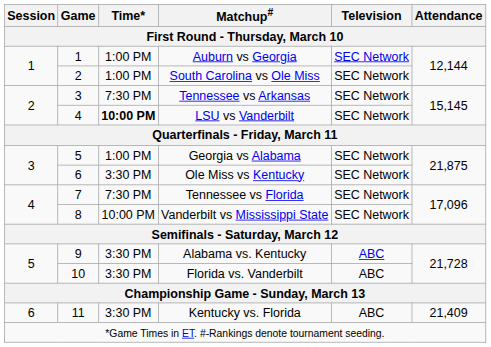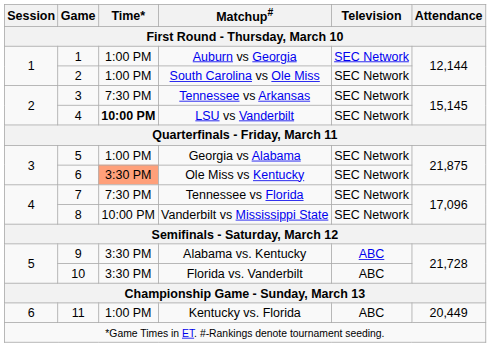(128, 175) no background -> (128, 175) lightsalmon background
(128, 313) 3:30 PM -> (128, 313) 1:00 PM
(449, 313) 21,409 -> (449, 313) 20,449
